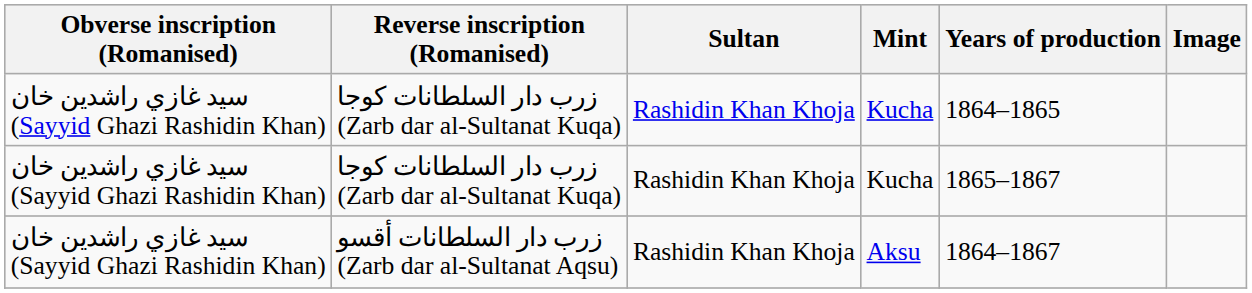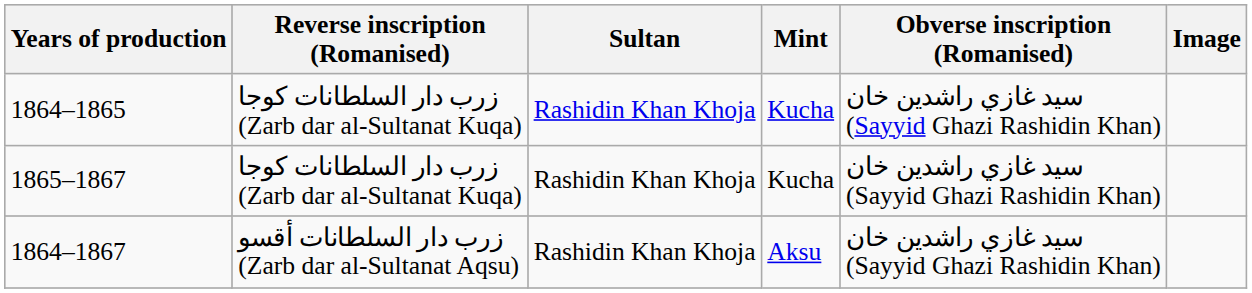columns swapped: (168, 39) <-> (1053, 39)
